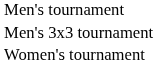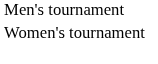- row: (79, 32)
